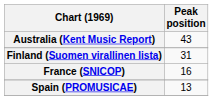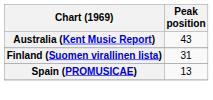- row: (84, 71)
